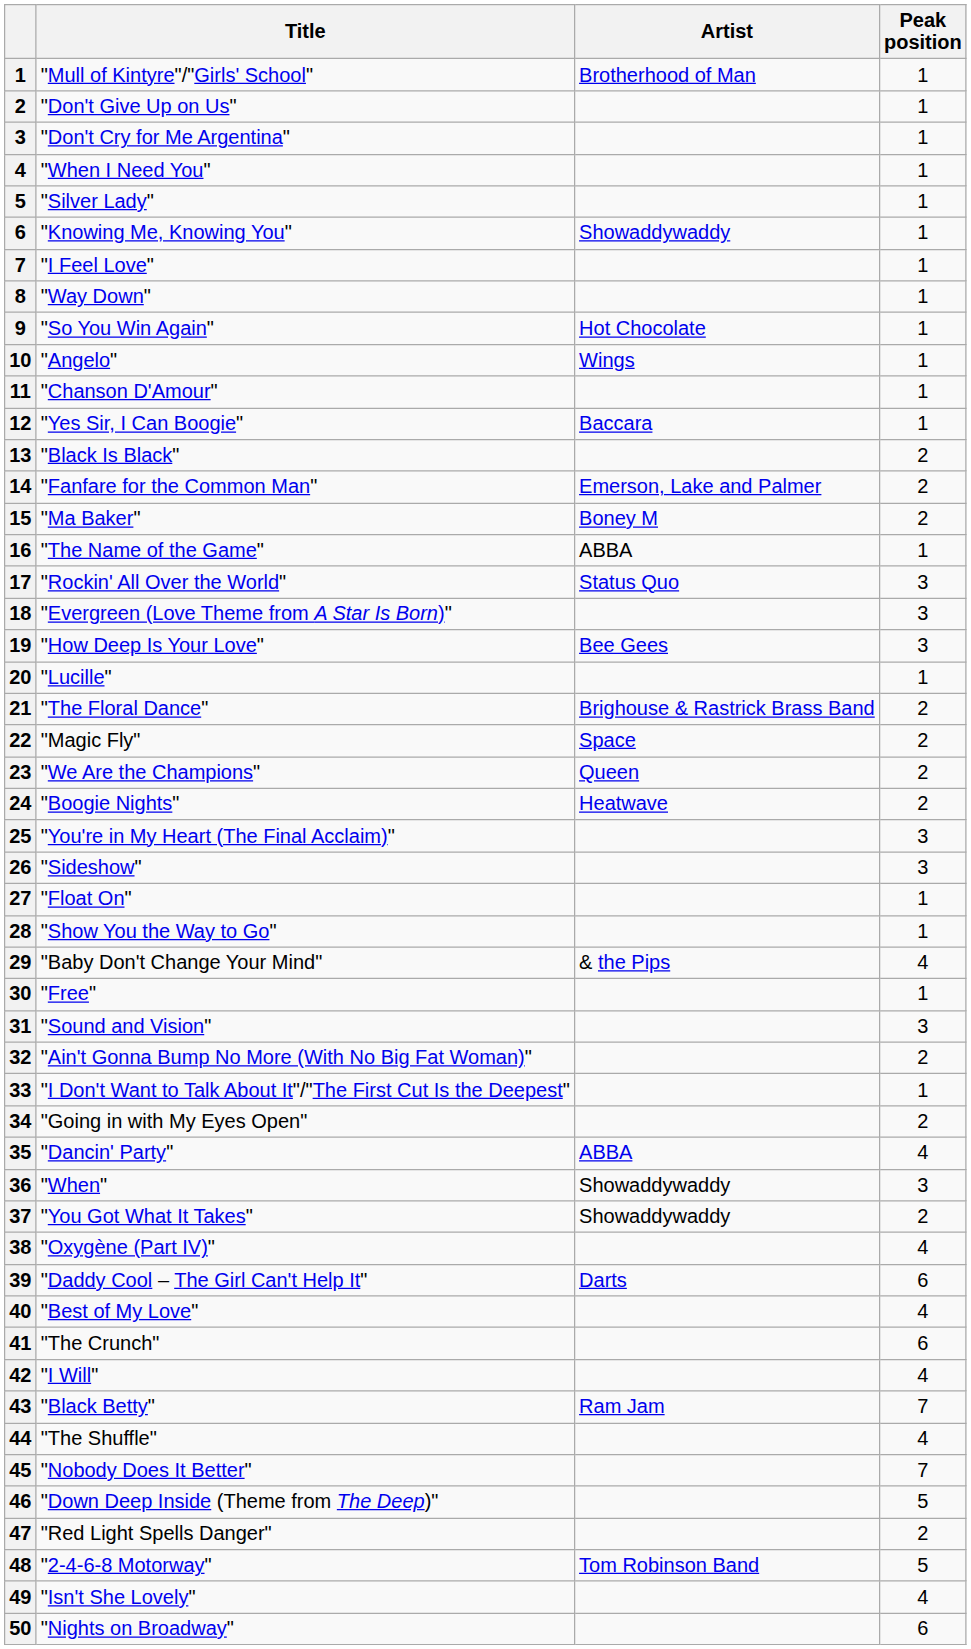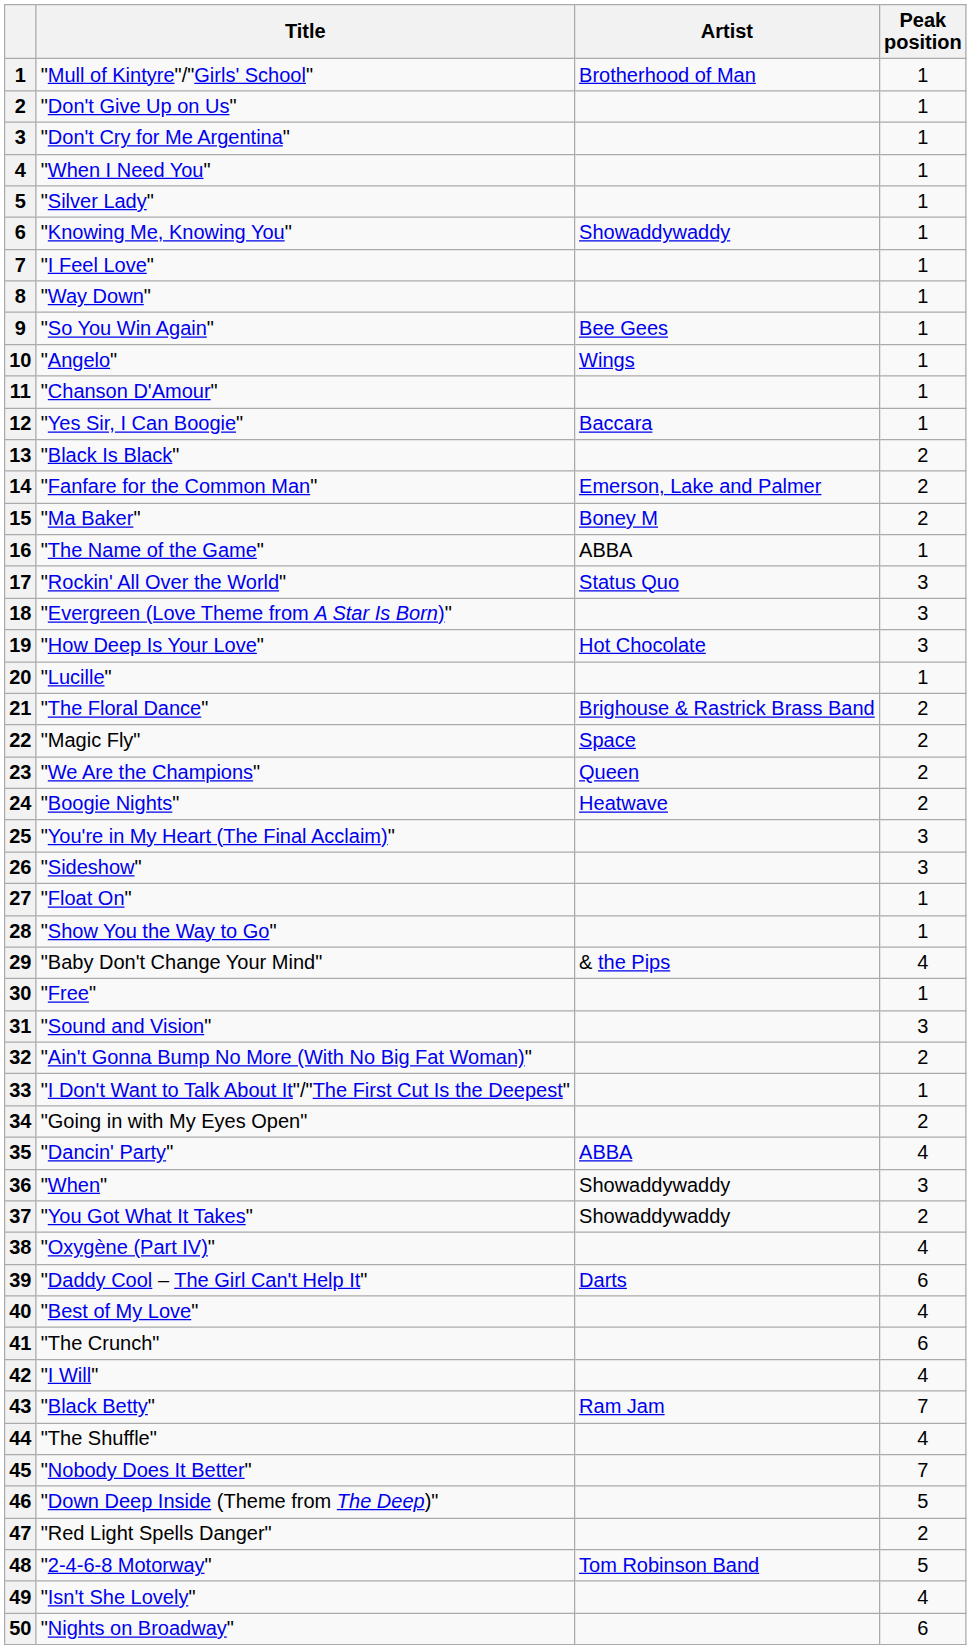(642, 328) Hot Chocolate -> (624, 328) Bee Gees
(624, 645) Bee Gees -> (642, 645) Hot Chocolate
